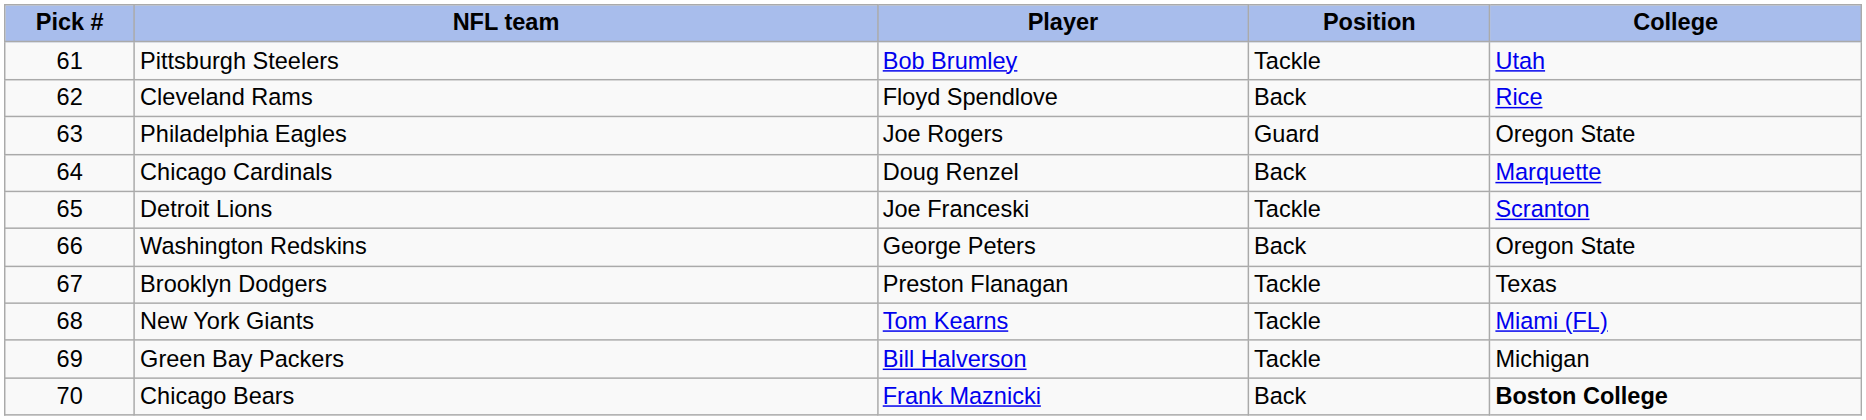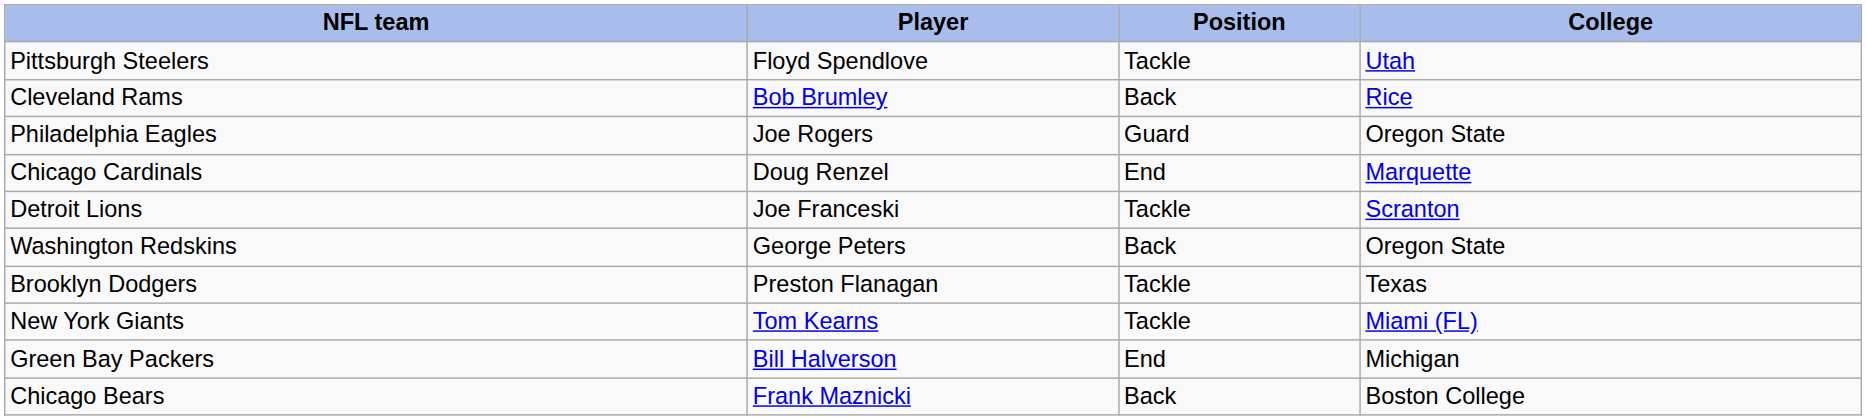- column: (70, 23)
(950, 60) Bob Brumley -> (840, 60) Floyd Spendlove
(970, 97) Floyd Spendlove -> (820, 97) Bob Brumley
(1280, 172) Back -> (1145, 172) End
(1287, 358) Tackle -> (1145, 358) End
(1582, 396) bold -> (1445, 396) normal
